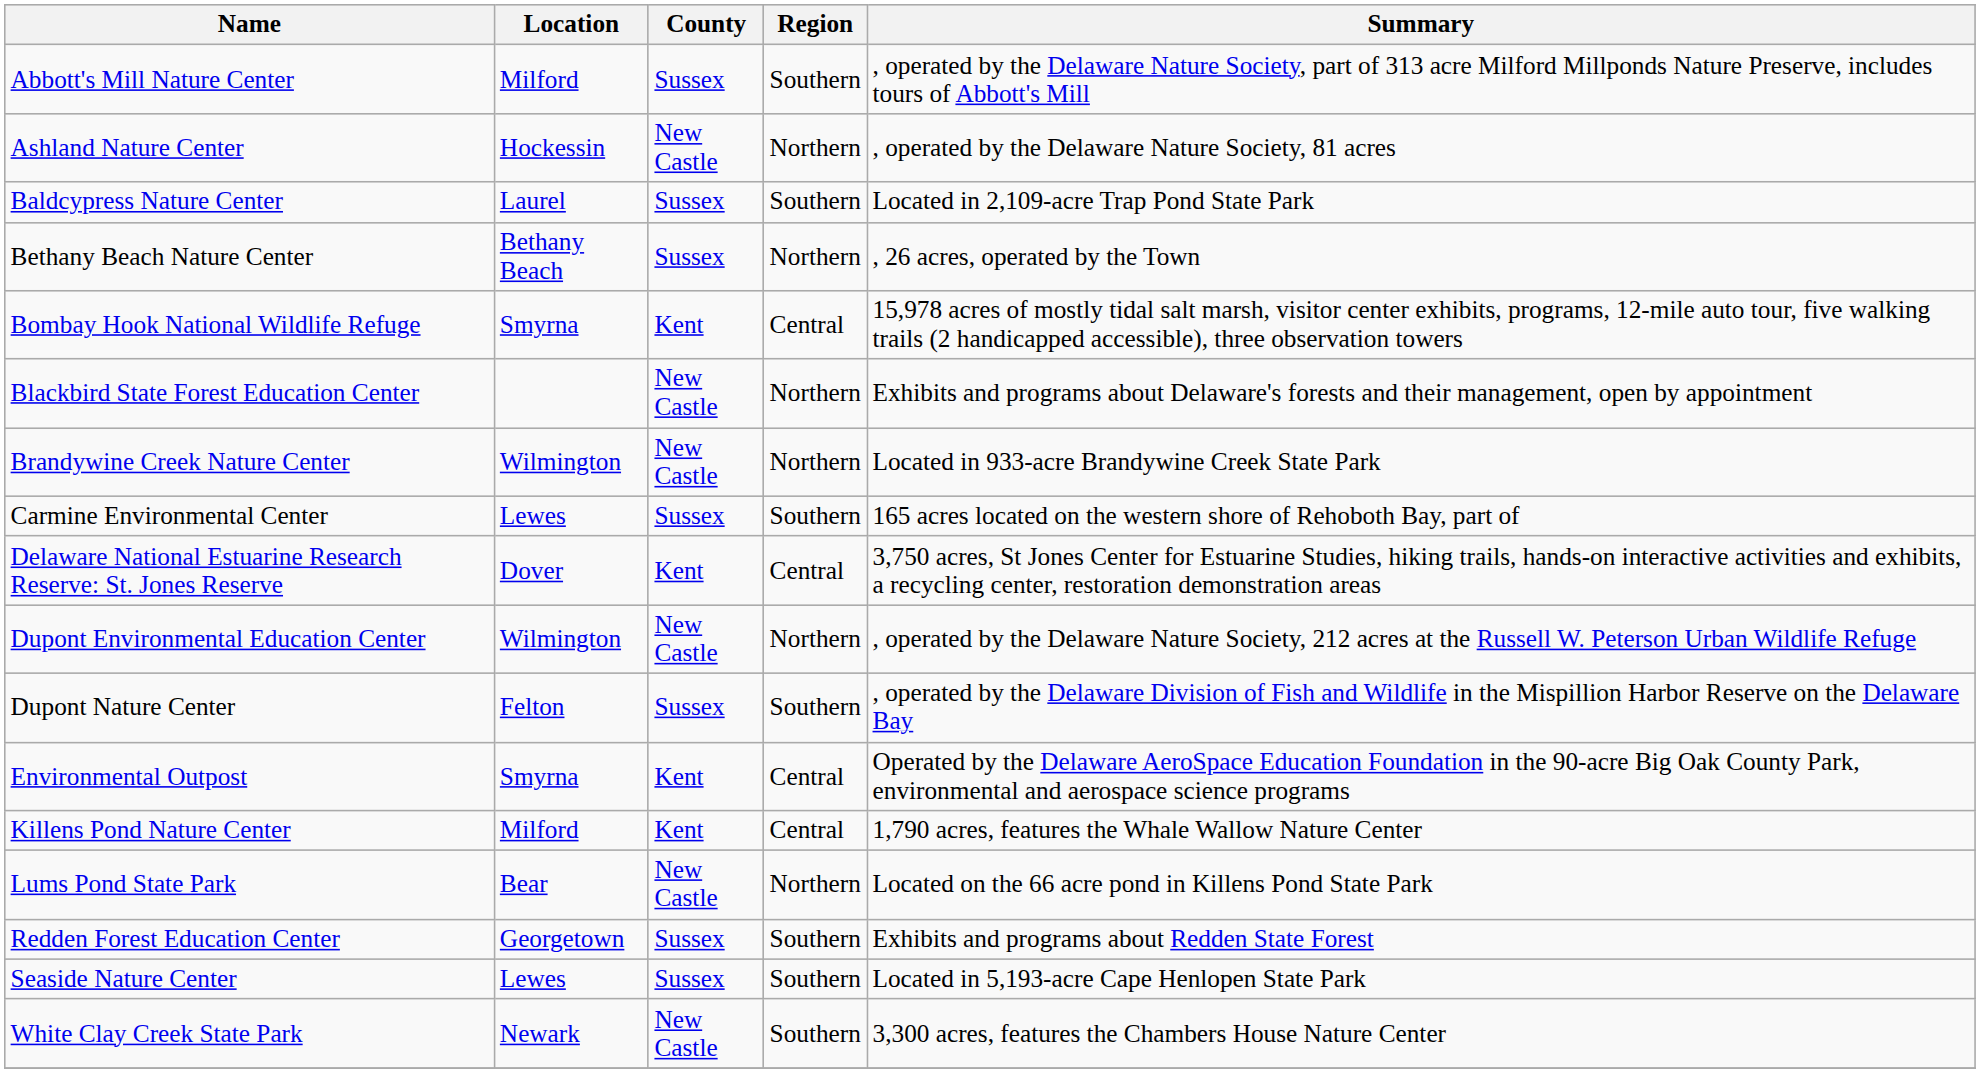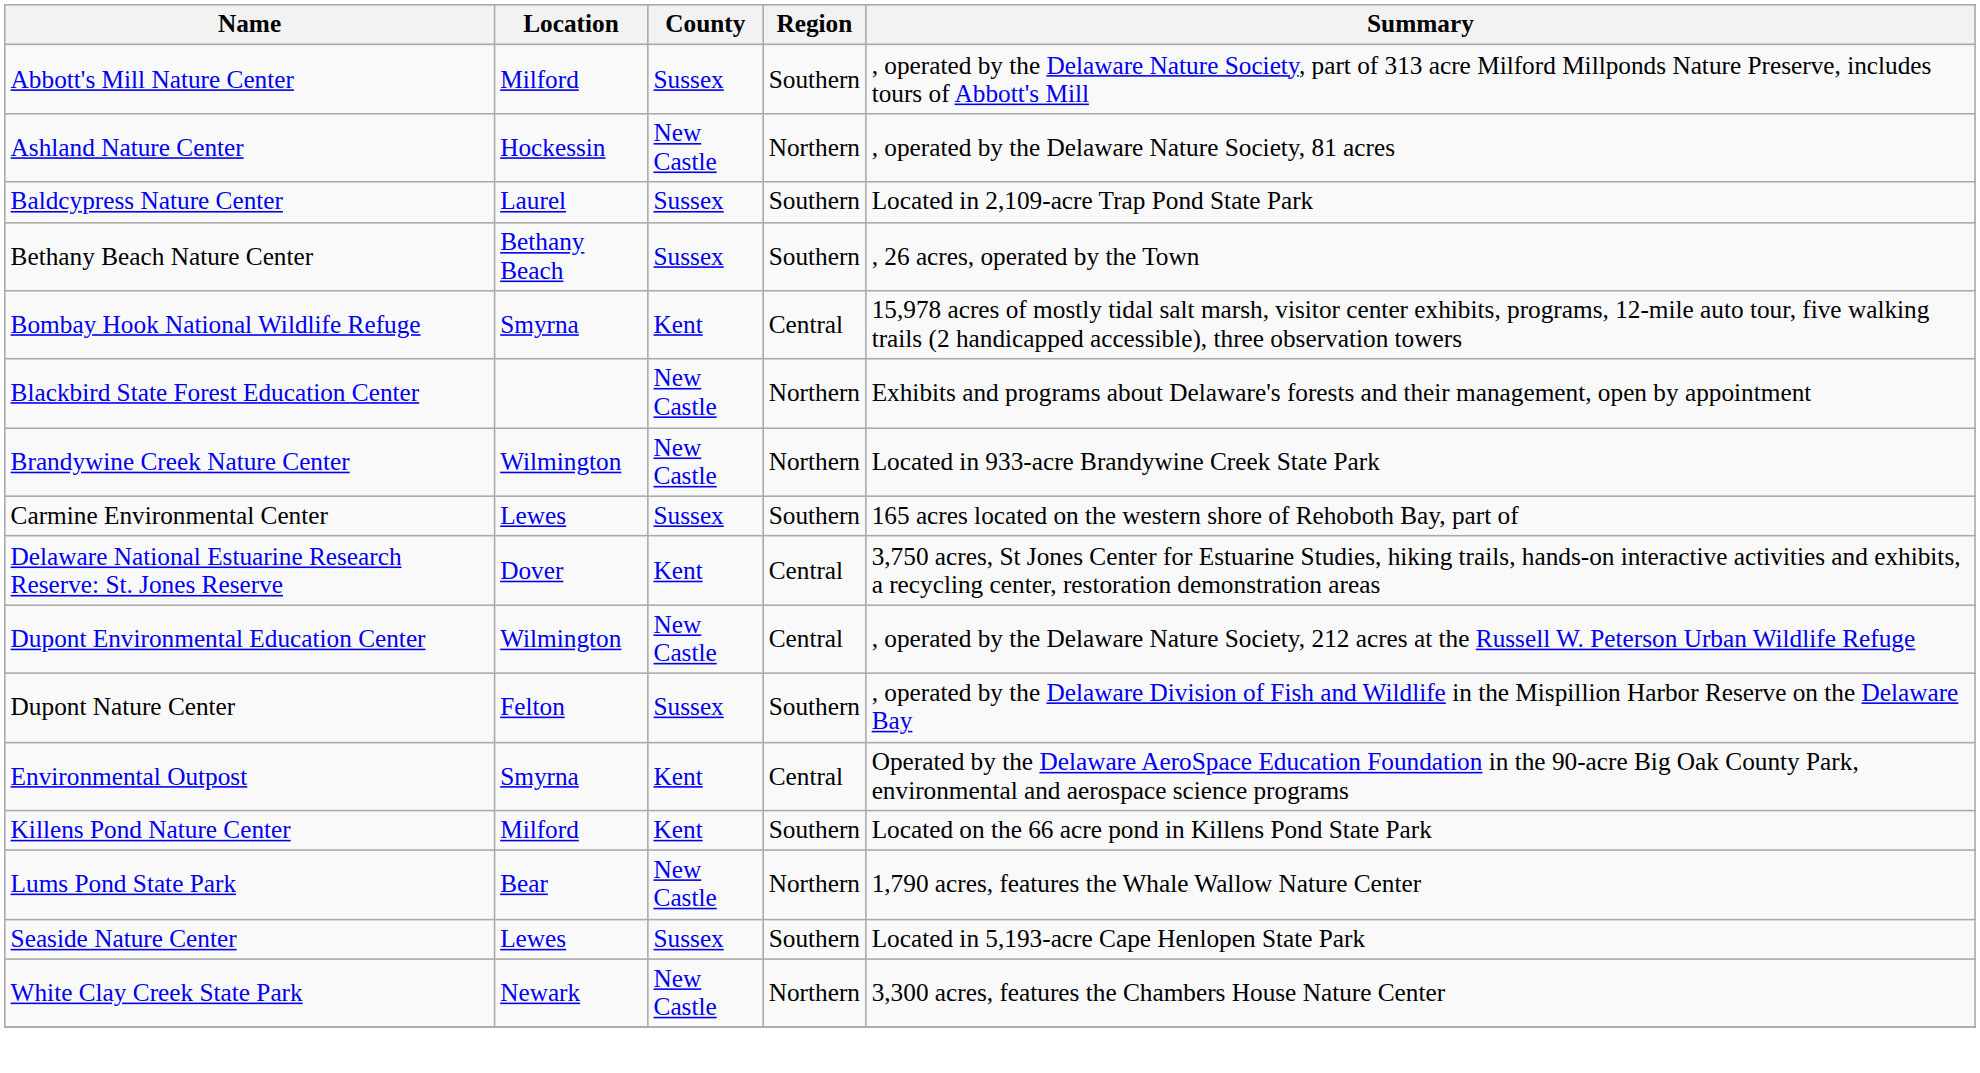(815, 256) Northern -> (814, 256) Southern
(815, 638) Northern -> (806, 638) Central
(807, 830) Central -> (814, 830) Southern
(1147, 830) 1,790 acres, features the Whale Wallow Nature Center -> (1152, 830) Located on the 66 acre pond in Killens Pond State Park
(1153, 884) Located on the 66 acre pond in Killens Pond State Park -> (1146, 884) 1,790 acres, features the Whale Wallow Nature Center
- row: (175, 938)
(815, 1033) Southern -> (814, 993) Northern
